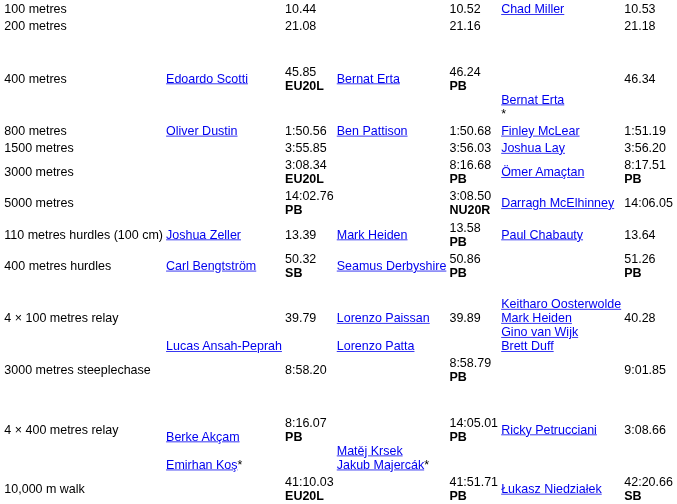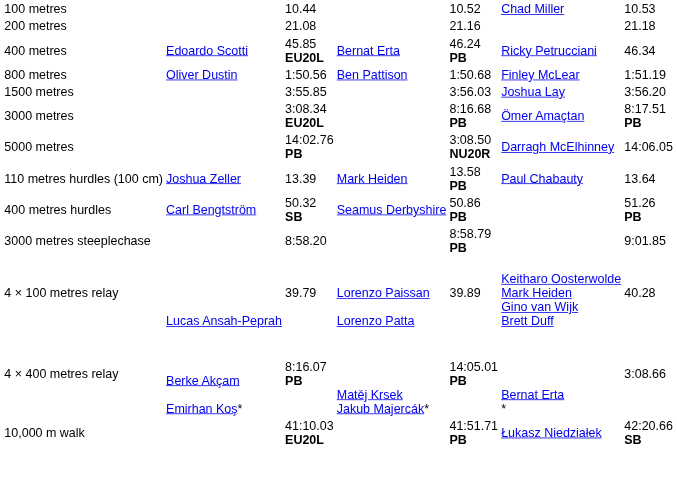(533, 106) Bernat Erta * -> (549, 50) Ricky Petrucciani
rows swapped: (78, 370) <-> (61, 318)
(549, 429) Ricky Petrucciani -> (533, 401) Bernat Erta *
